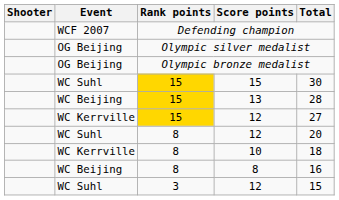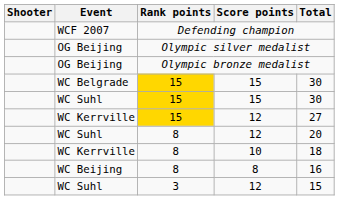+ row: (93, 83)
- row: (90, 100)
